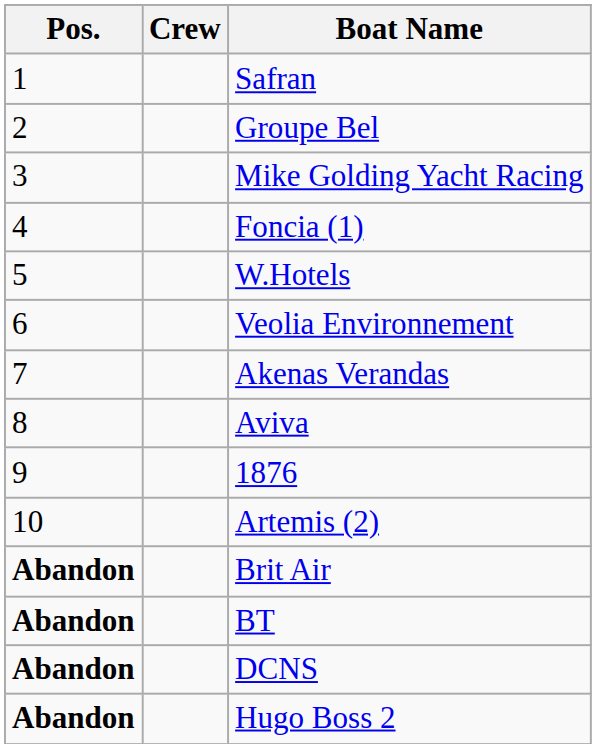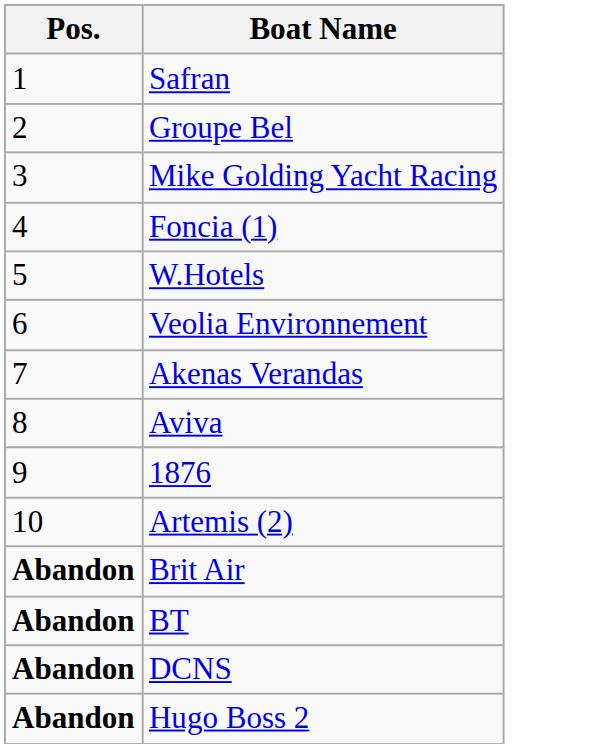- column: (185, 29)
